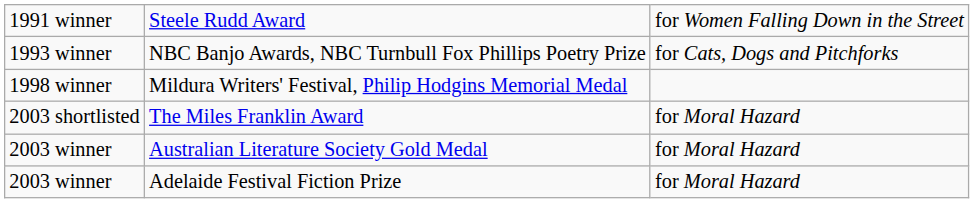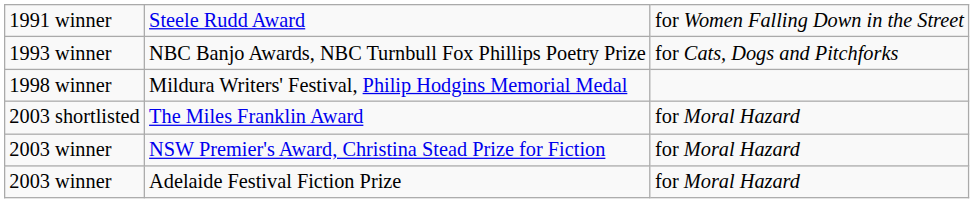- row: (318, 149)
+ row: (377, 149)
